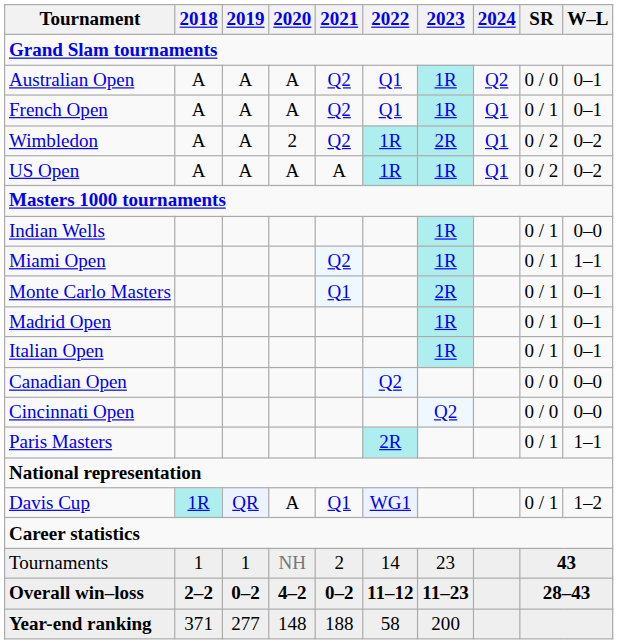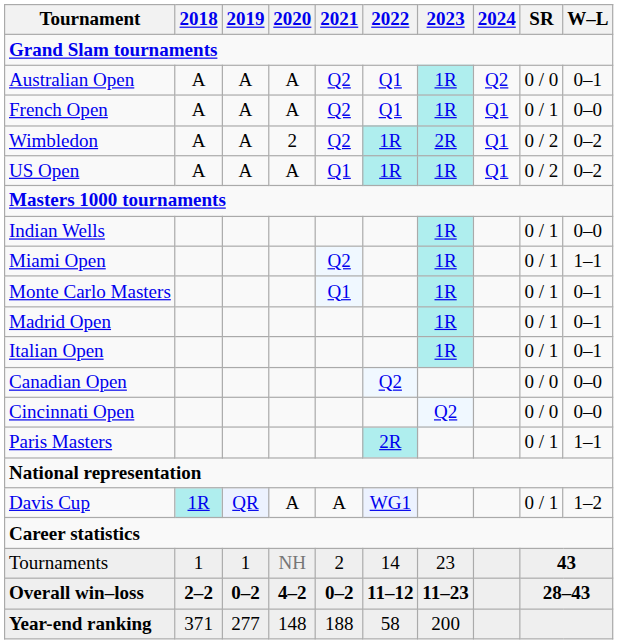(588, 110) 0–1 -> (588, 110) 0–0
(339, 170) A -> (339, 170) Q1
(446, 291) 2R -> (446, 291) 1R
(339, 502) Q1 -> (339, 502) A
